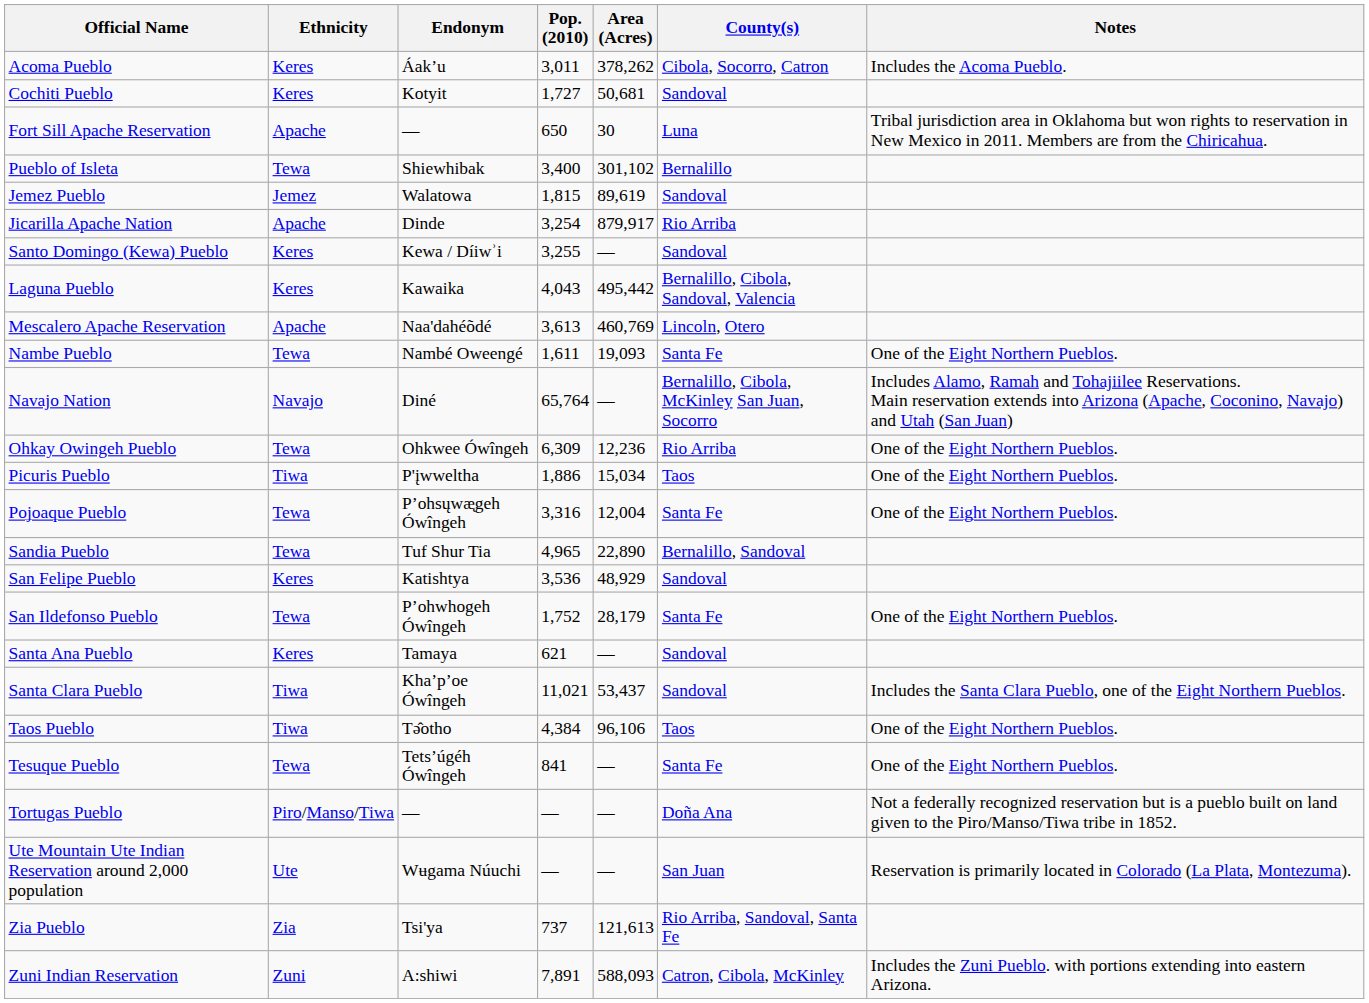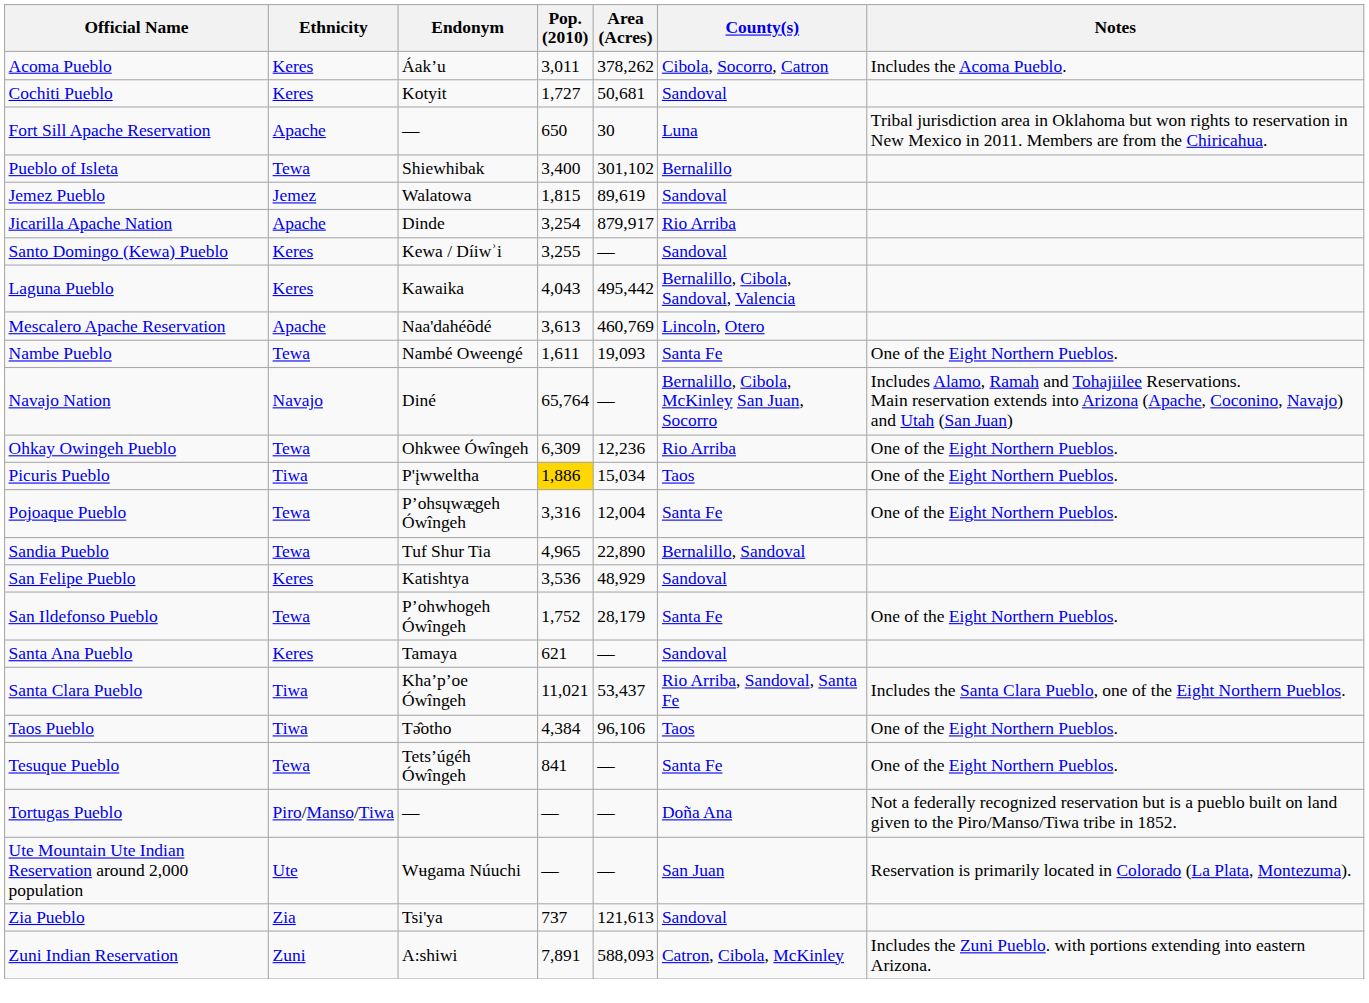(561, 475) no background -> (561, 475) gold background
(694, 690) Sandoval -> (760, 690) Rio Arriba, Sandoval, Santa Fe
(760, 927) Rio Arriba, Sandoval, Santa Fe -> (694, 917) Sandoval
